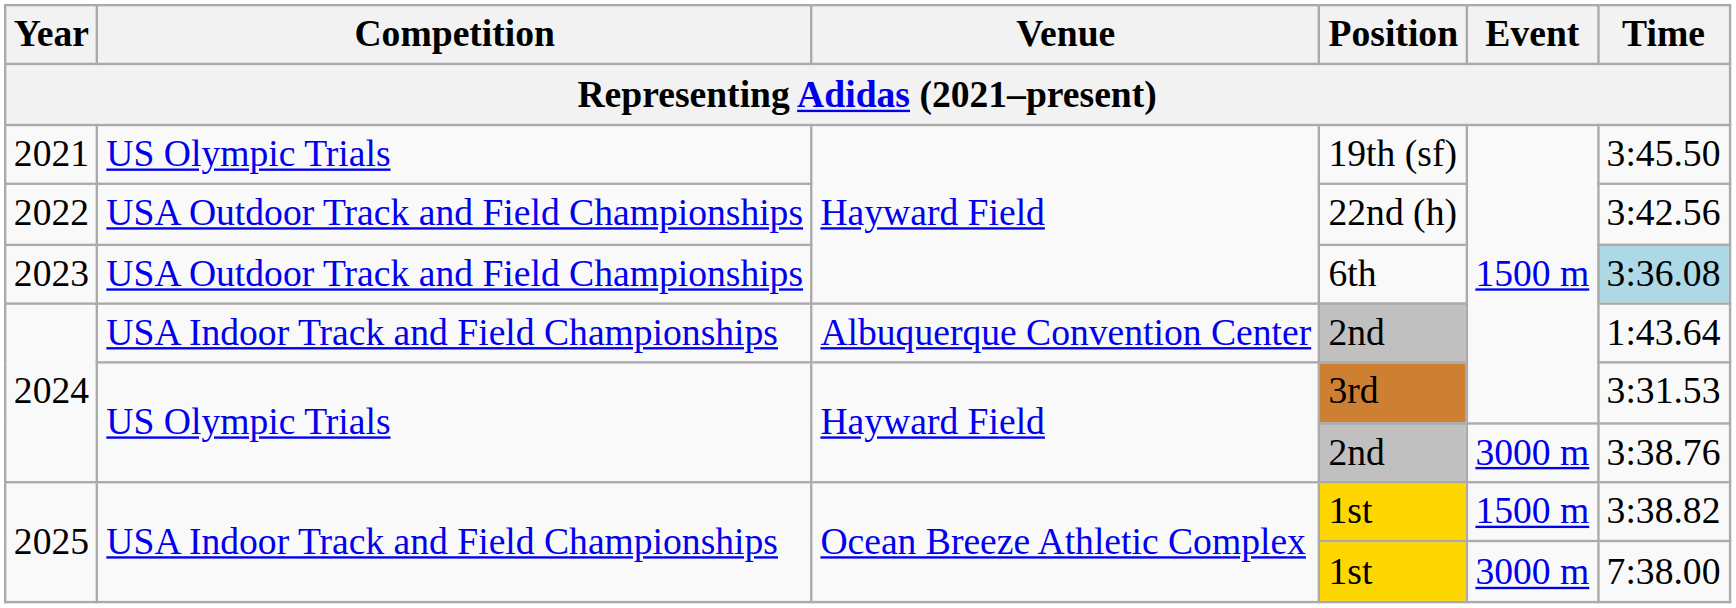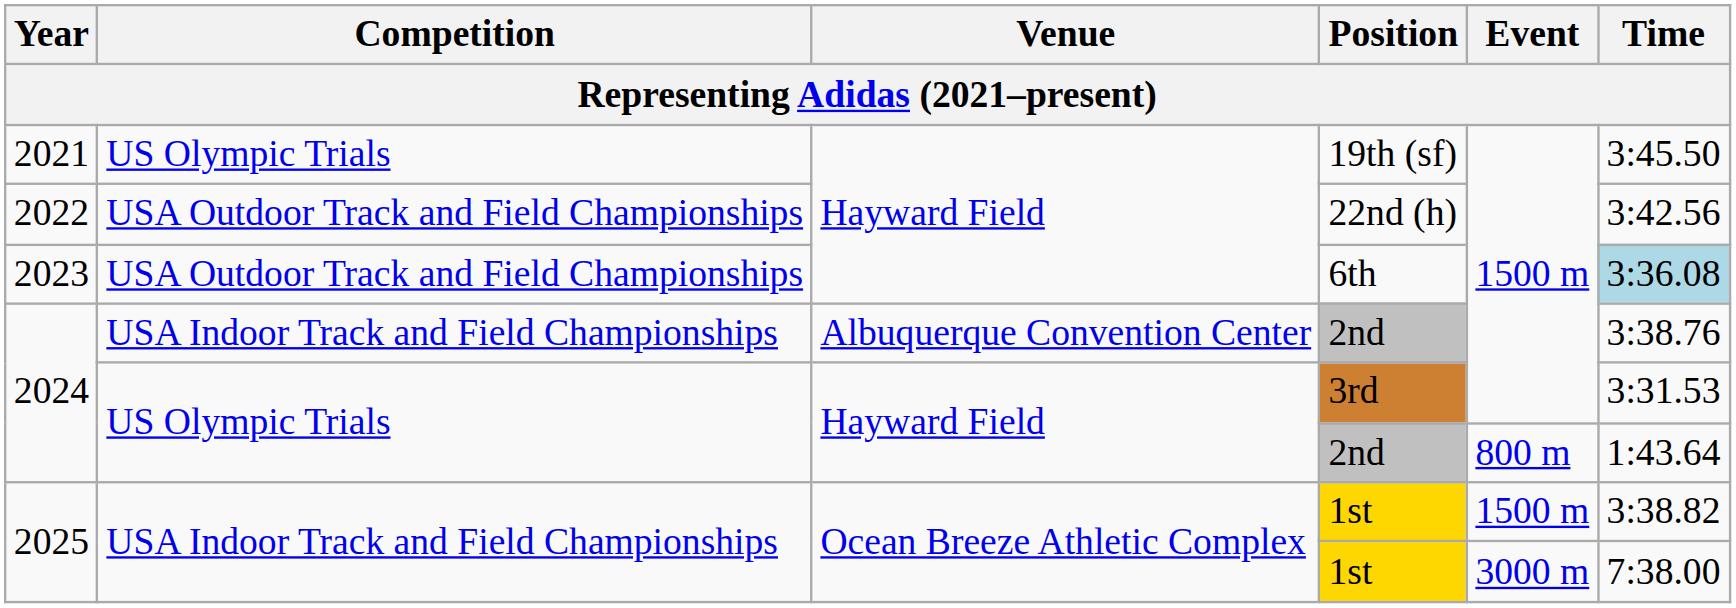(1664, 332) 1:43.64 -> (1664, 332) 3:38.76
(1532, 451) 3000 m -> (1523, 451) 800 m
(1664, 451) 3:38.76 -> (1664, 451) 1:43.64
